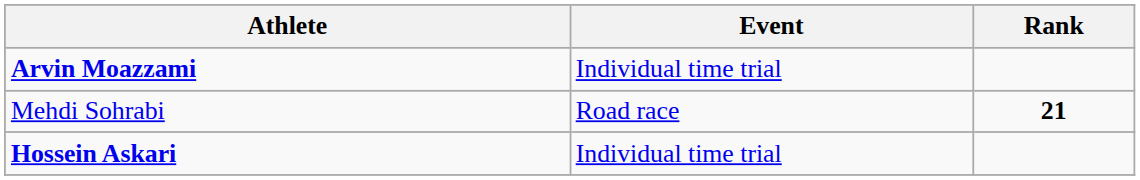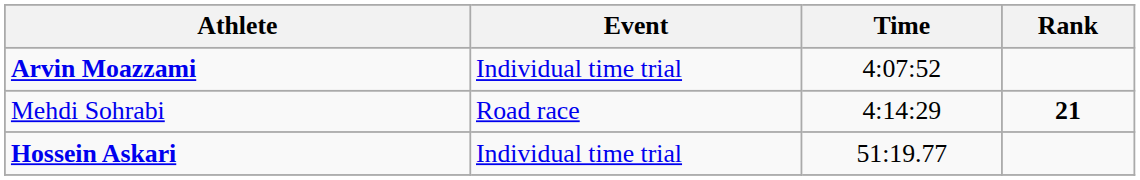+ column: (902, 26)
